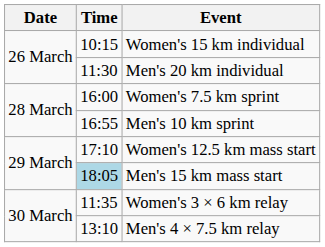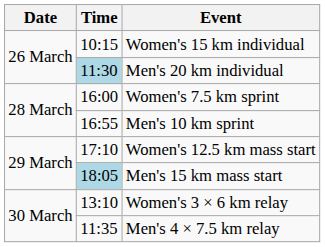(99, 70) no background -> (99, 70) lightblue background
(99, 202) 11:35 -> (99, 202) 13:10
(99, 228) 13:10 -> (99, 228) 11:35
